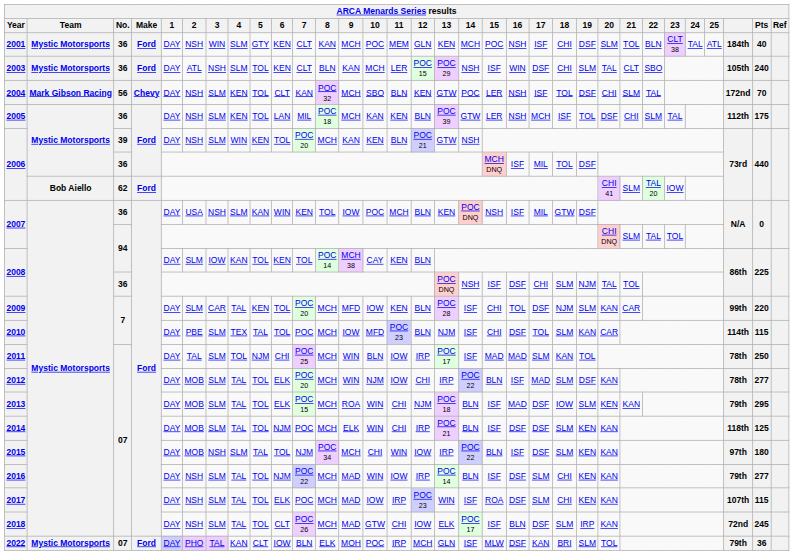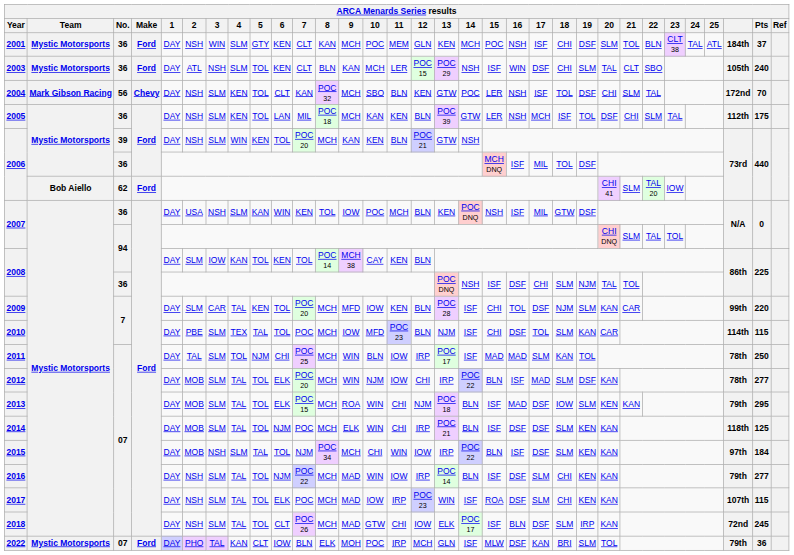(762, 44) 40 -> (762, 44) 37
(762, 452) 180 -> (762, 452) 184
